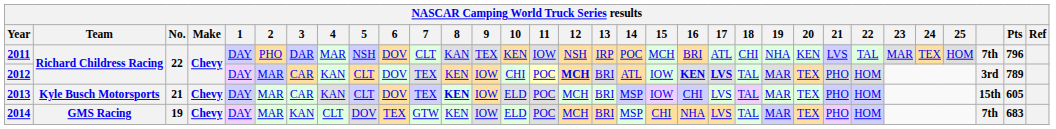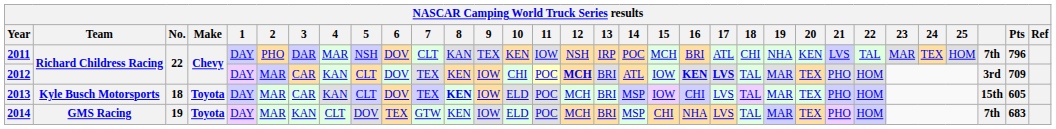(1015, 74) 789 -> (1017, 74) 709
(177, 94) 21 -> (177, 94) 18
(207, 94) Chevy -> (208, 94) Toyota
(207, 114) Chevy -> (208, 114) Toyota
